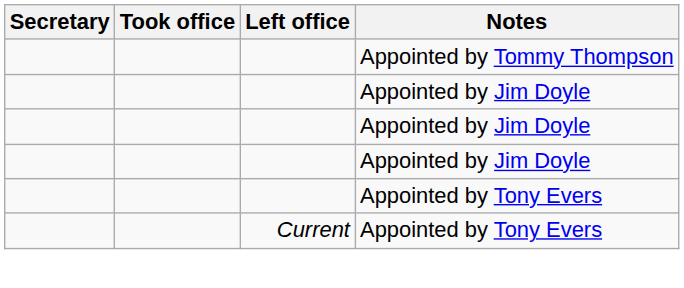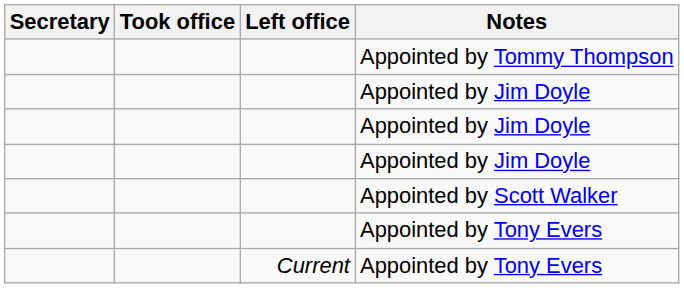+ row: (298, 196)
